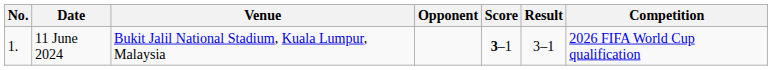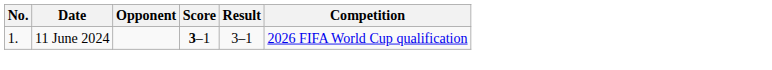- column: (263, 15)
